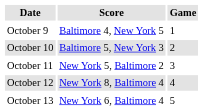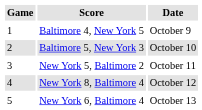columns swapped: (183, 12) <-> (30, 12)
